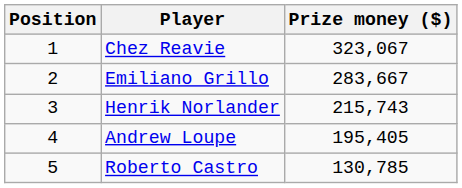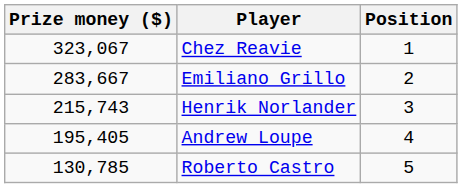columns swapped: (53, 20) <-> (370, 20)
